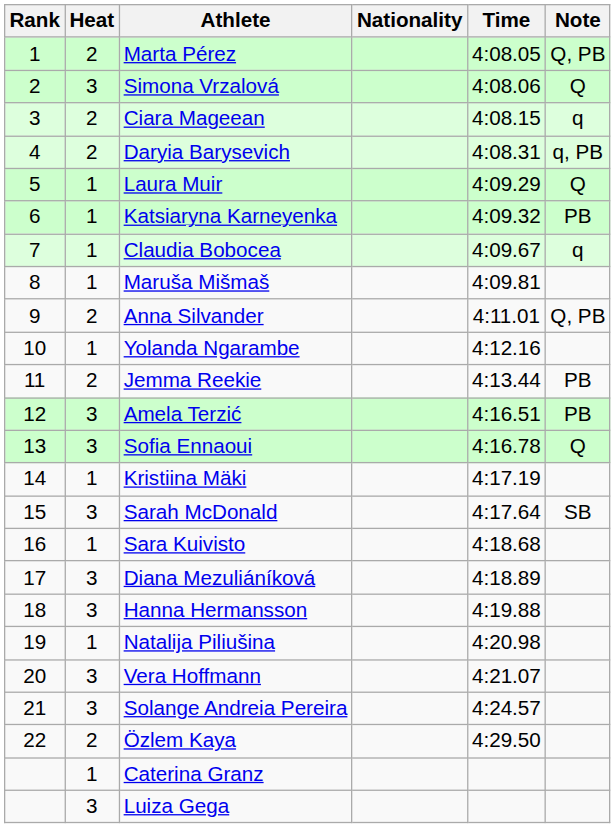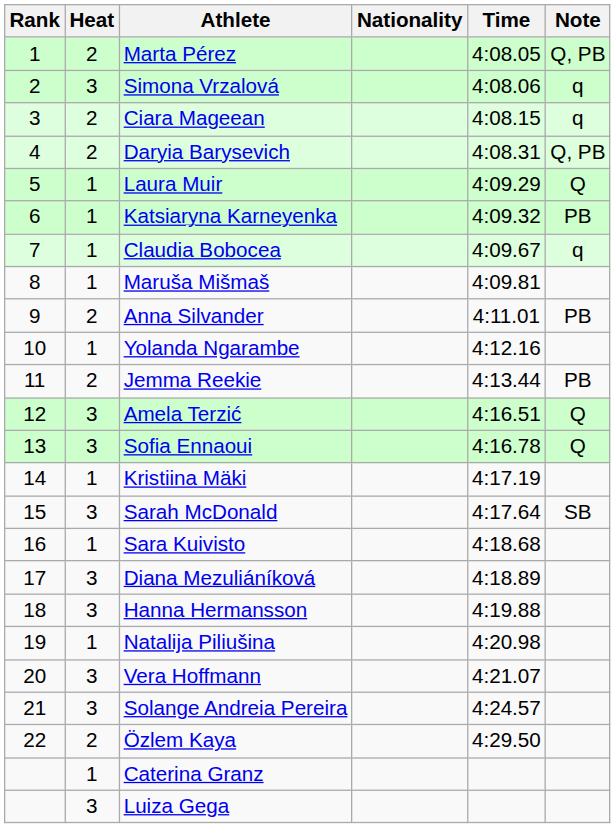(578, 86) Q -> (578, 86) q
(578, 151) q, PB -> (578, 151) Q, PB
(578, 315) Q, PB -> (578, 315) PB
(578, 413) PB -> (578, 413) Q
